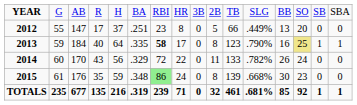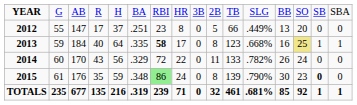(259, 44) .790% -> (259, 44) .668%
(259, 76) .668% -> (259, 76) .790%
(319, 76) normal -> (319, 76) bold
